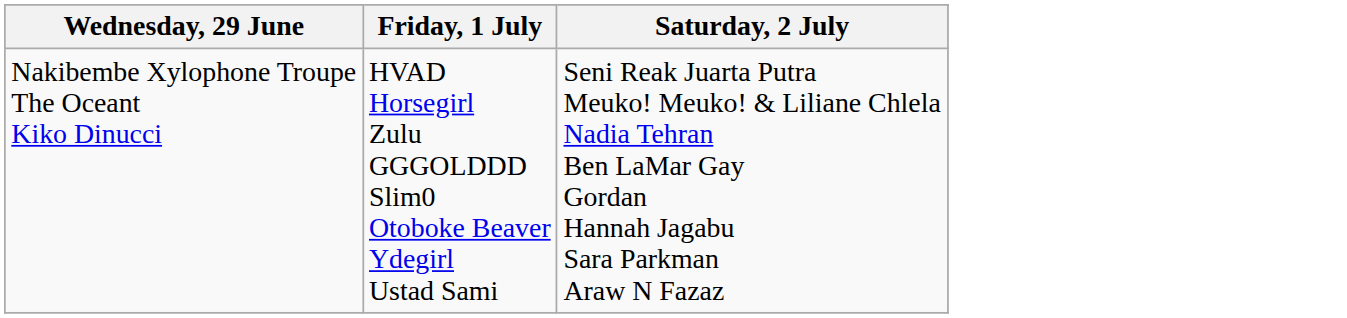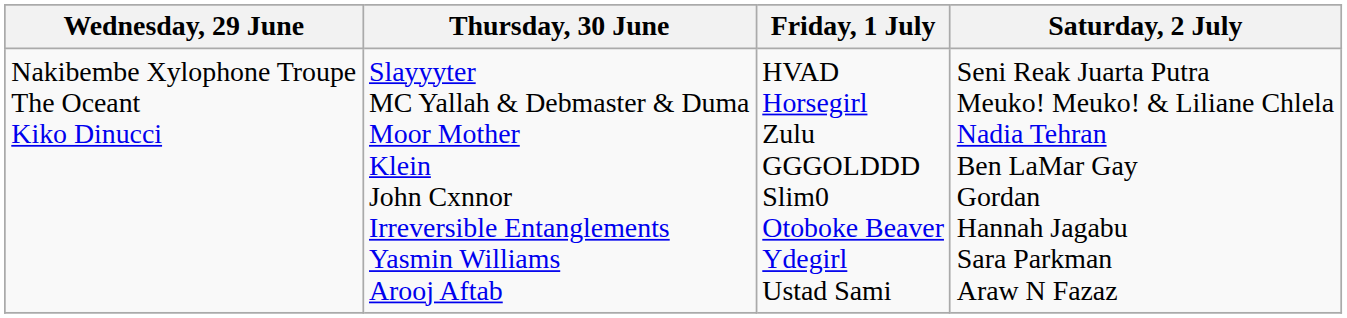+ column: (559, 26)
